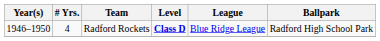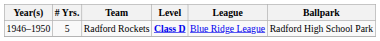(67, 28) 4 -> (67, 28) 5
